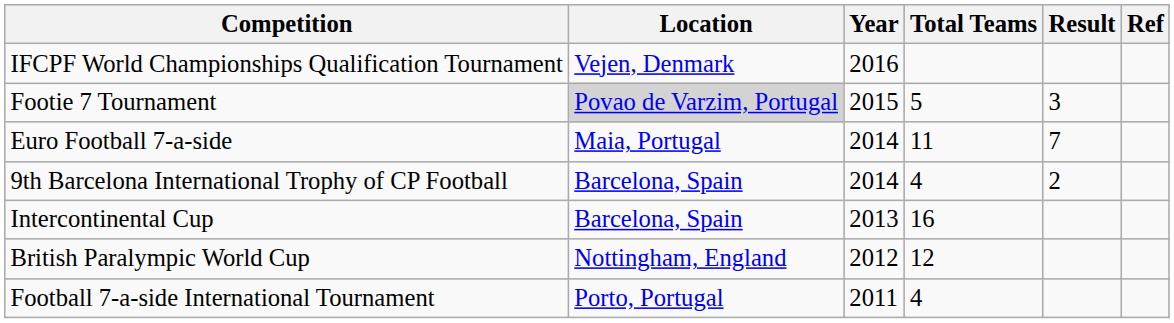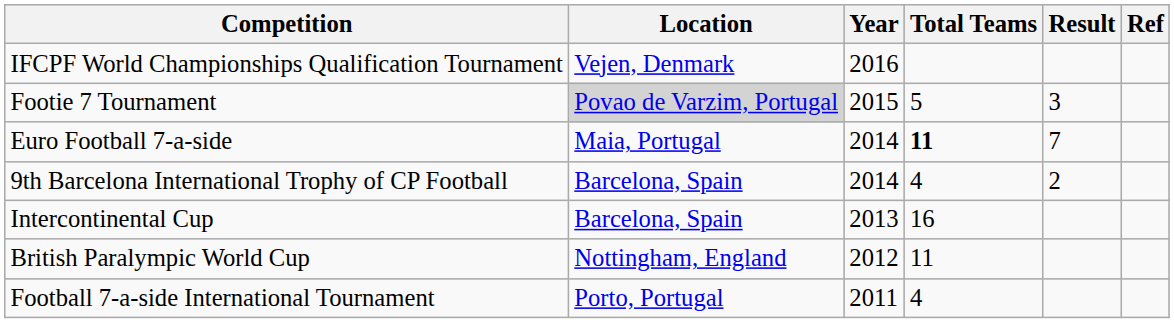(922, 141) normal -> (922, 141) bold
(922, 258) 12 -> (922, 258) 11
